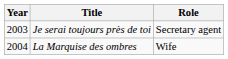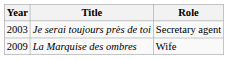(17, 46) 2004 -> (17, 46) 2009
